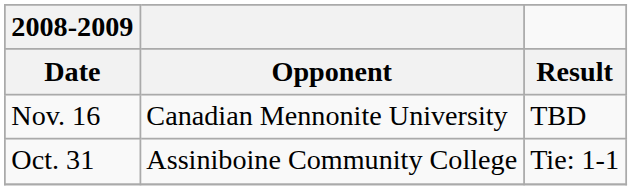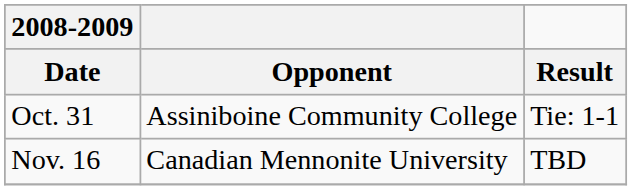rows swapped: (53, 160) <-> (56, 116)
